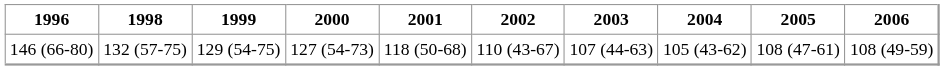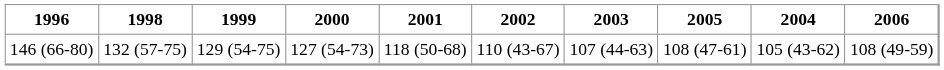columns swapped: (705, 19) <-> (798, 19)
